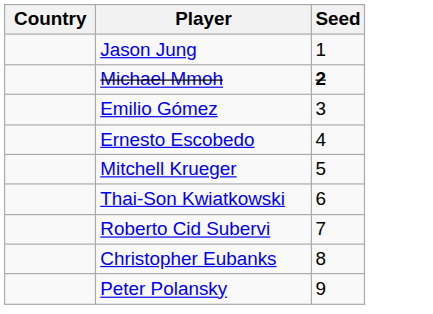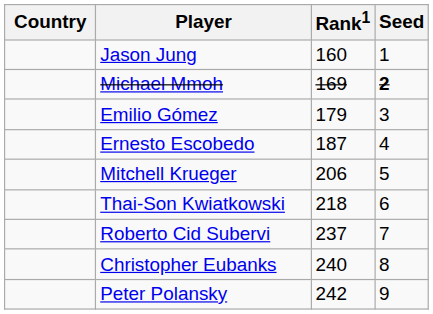+ column: (343, 22)
